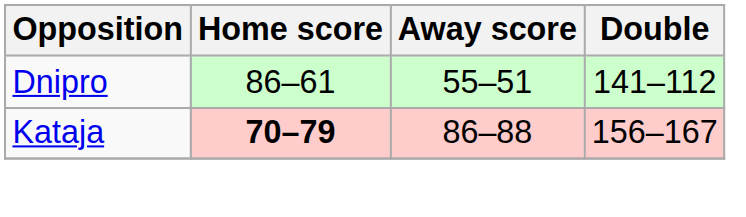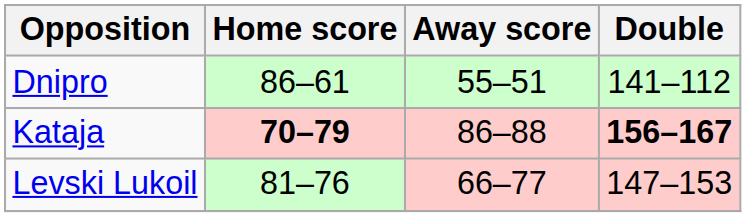(655, 132) normal -> (669, 132) bold
+ row: (105, 183)
